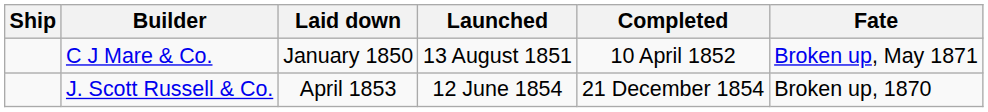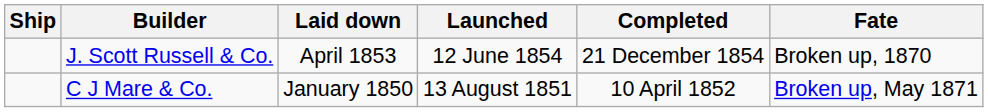rows swapped: (139, 55) <-> (170, 89)
